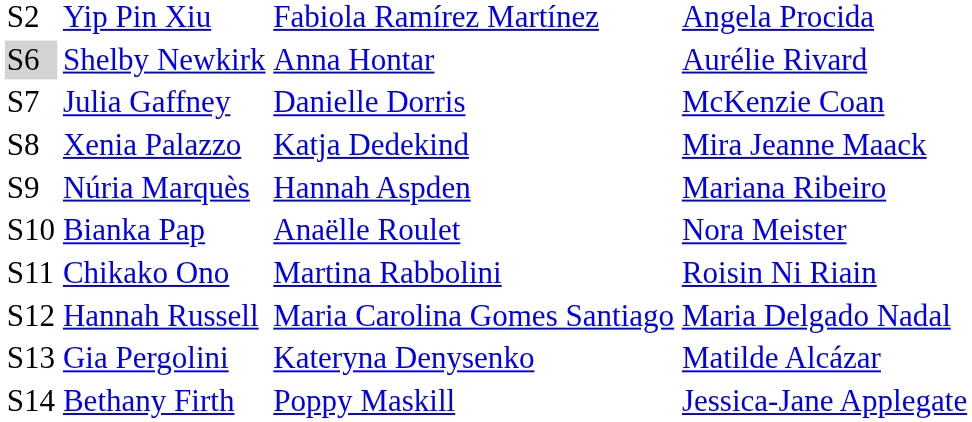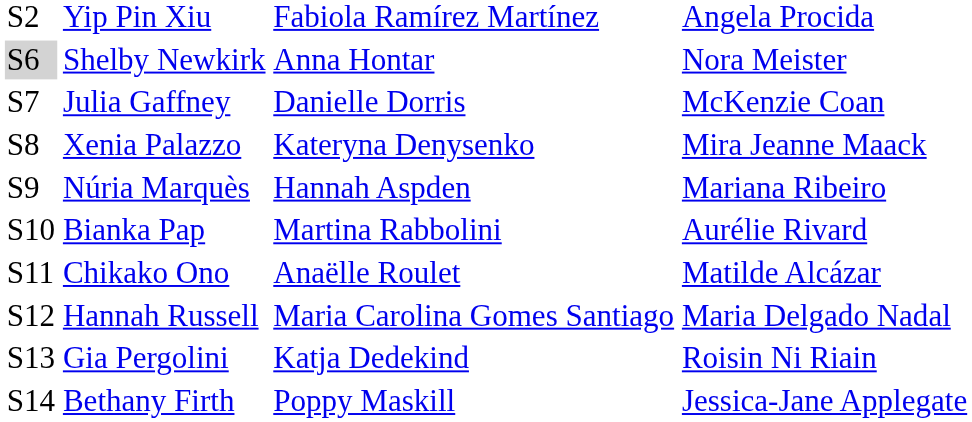(775, 59) Aurélie Rivard -> (764, 59) Nora Meister
(371, 144) Katja Dedekind -> (404, 144) Kateryna Denysenko
(367, 230) Anaëlle Roulet -> (387, 230) Martina Rabbolini
(764, 230) Nora Meister -> (775, 230) Aurélie Rivard
(387, 272) Martina Rabbolini -> (367, 272) Anaëlle Roulet
(779, 272) Roisin Ni Riain -> (781, 272) Matilde Alcázar
(404, 358) Kateryna Denysenko -> (371, 358) Katja Dedekind
(781, 358) Matilde Alcázar -> (779, 358) Roisin Ni Riain
